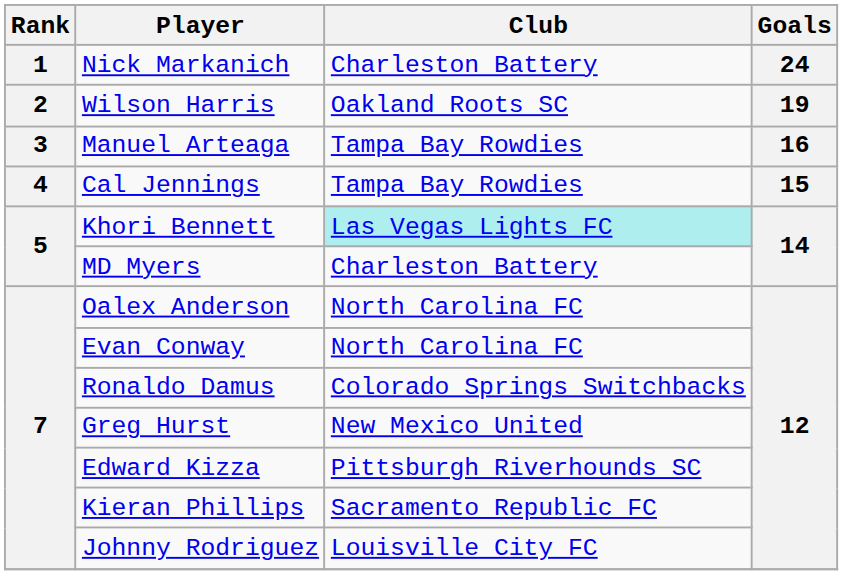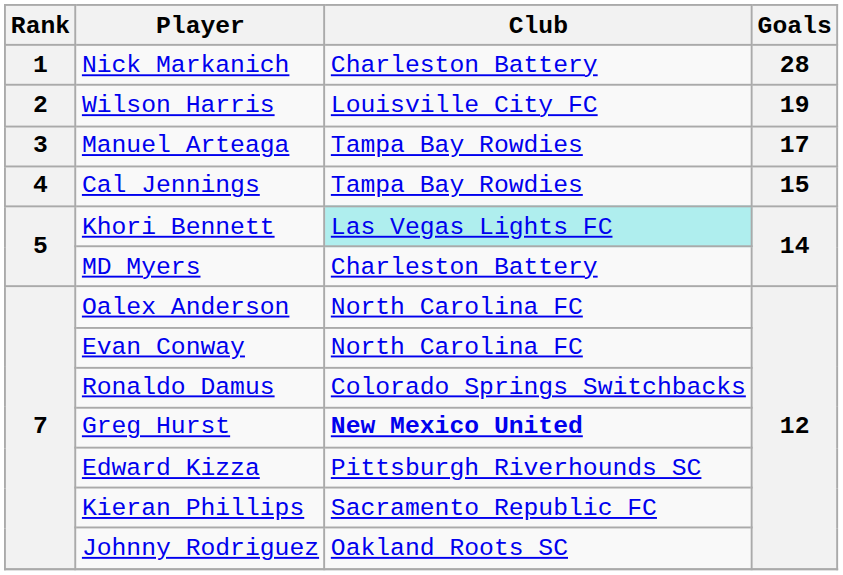(795, 65) 24 -> (795, 65) 28
(449, 106) Oakland Roots SC -> (464, 106) Louisville City FC
(795, 146) 16 -> (795, 146) 17
(457, 428) normal -> (457, 428) bold
(464, 548) Louisville City FC -> (449, 548) Oakland Roots SC
